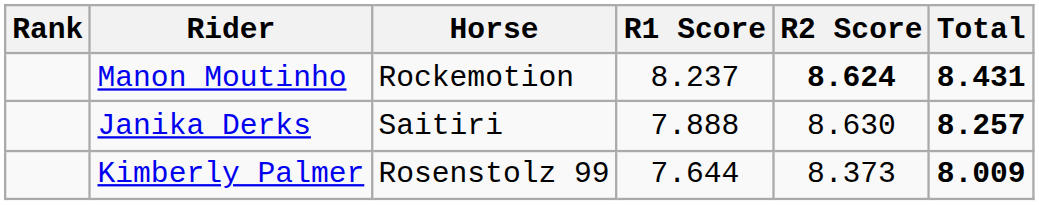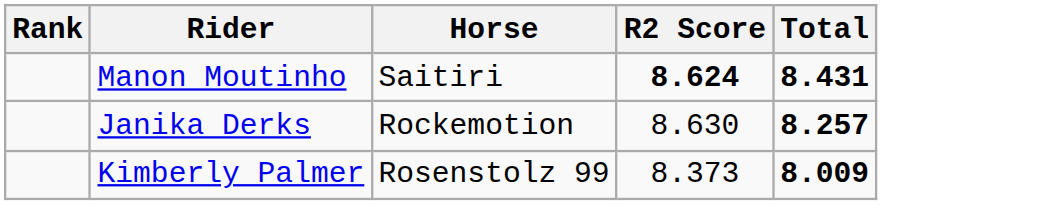- column: (695, 29)
(476, 78) Rockemotion -> (441, 78) Saitiri
(441, 126) Saitiri -> (476, 126) Rockemotion
